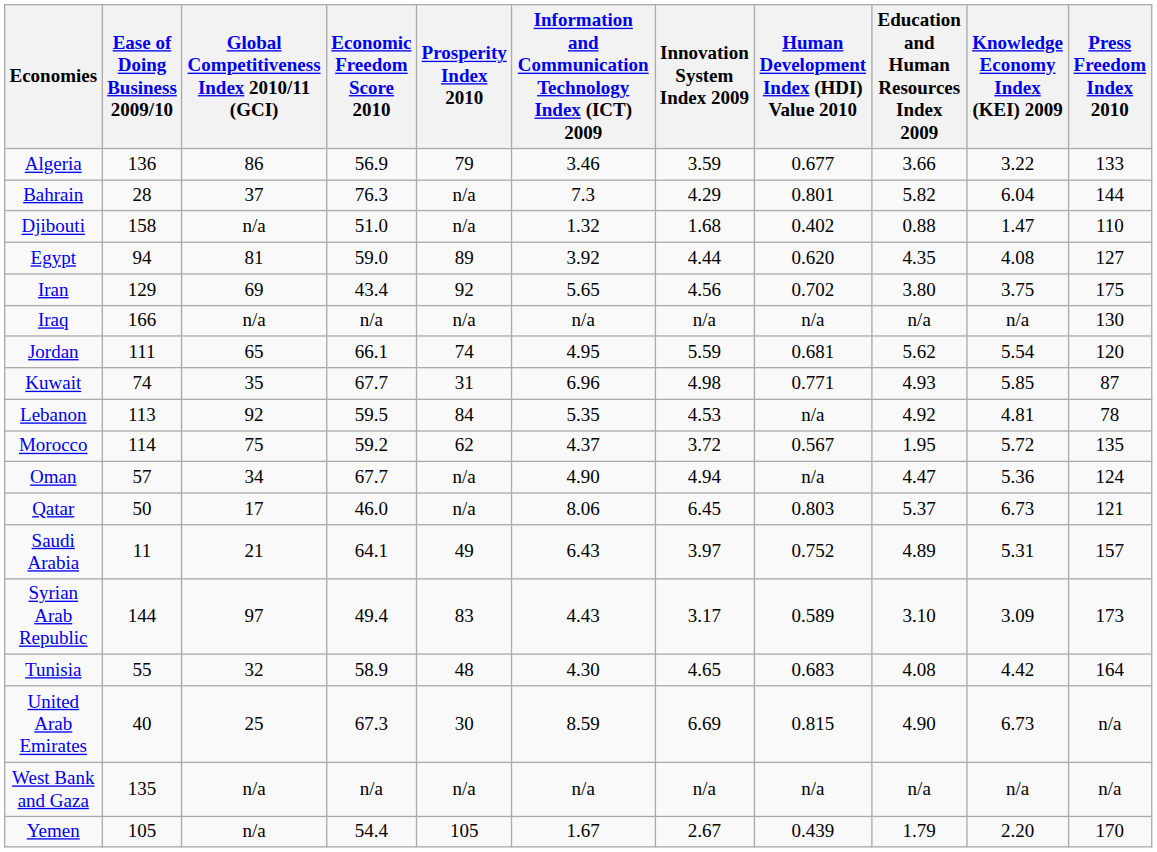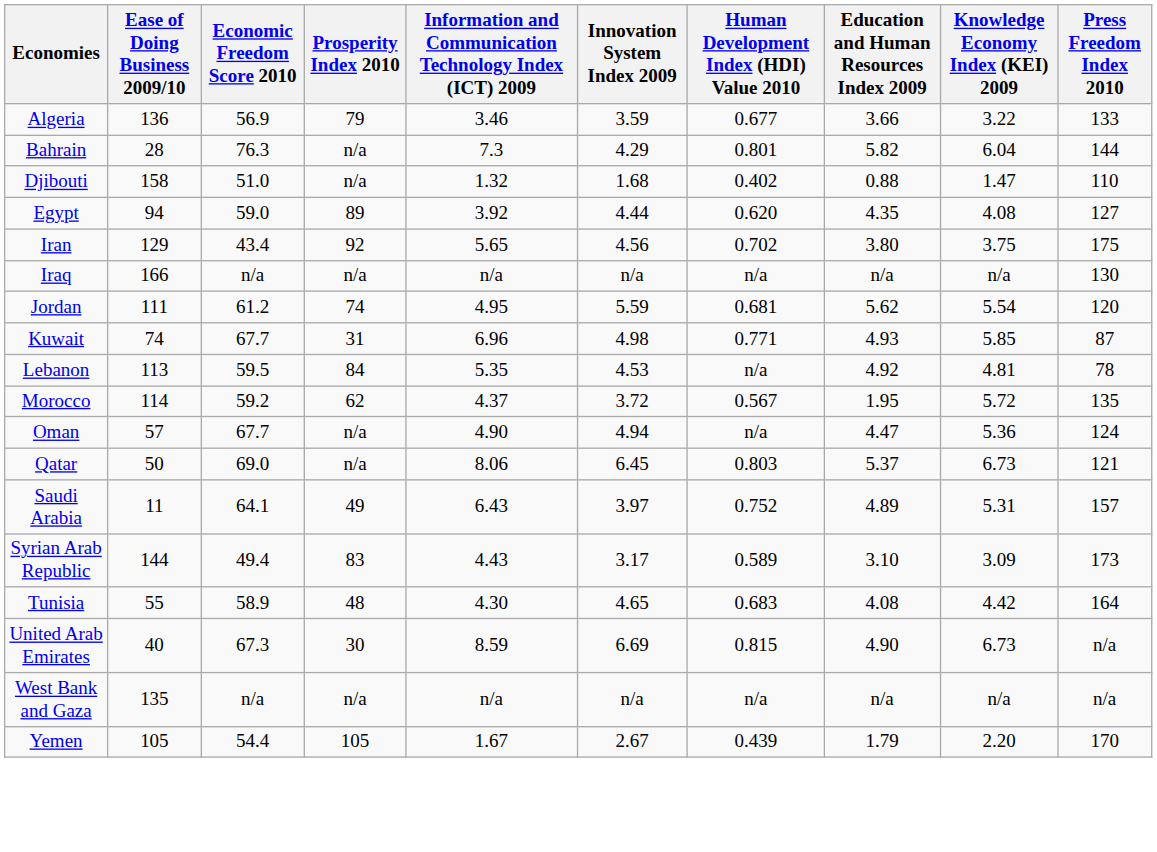- column: (254, 76)
(371, 352) 66.1 -> (253, 307) 61.2
(371, 508) 46.0 -> (253, 464) 69.0
